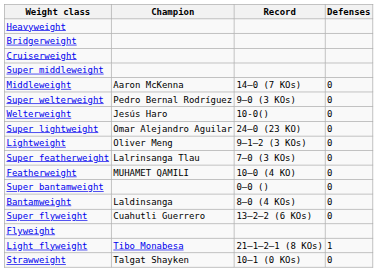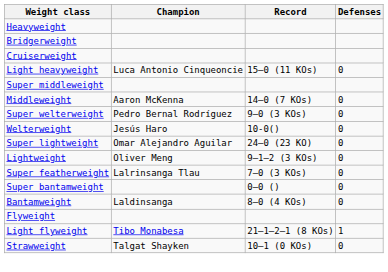+ row: (52, 70)
- row: (42, 172)
- row: (47, 216)
